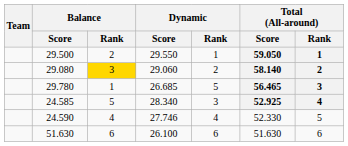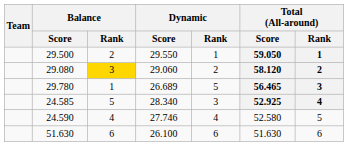(268, 70) 58.140 -> (268, 70) 58.120
(164, 86) 26.685 -> (164, 86) 26.689
(268, 117) 52.330 -> (268, 117) 52.580
